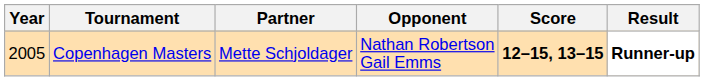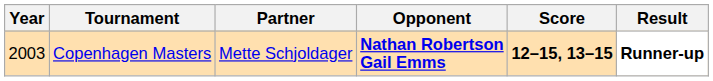(27, 53) 2005 -> (27, 53) 2003
(427, 53) normal -> (432, 53) bold
